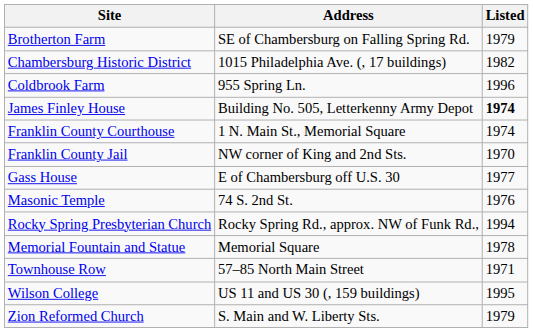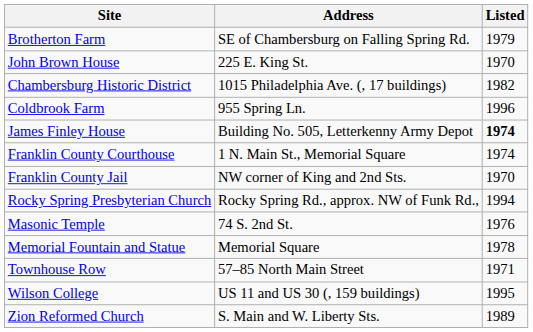+ row: (64, 62)
- row: (42, 177)
rows swapped: (110, 223) <-> (56, 200)
(500, 316) 1979 -> (500, 316) 1989
